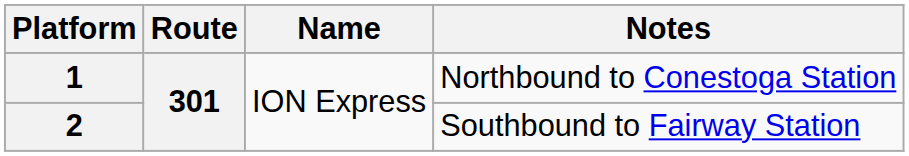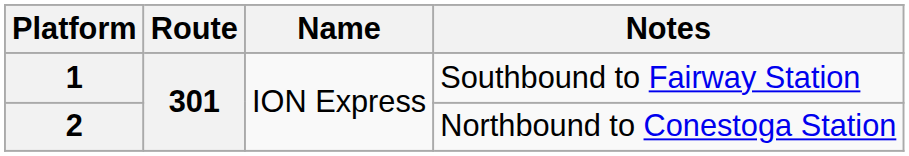(668, 77) Northbound to Conestoga Station -> (650, 77) Southbound to Fairway Station
(650, 126) Southbound to Fairway Station -> (668, 126) Northbound to Conestoga Station
